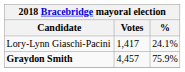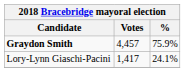rows swapped: (40, 59) <-> (59, 43)
